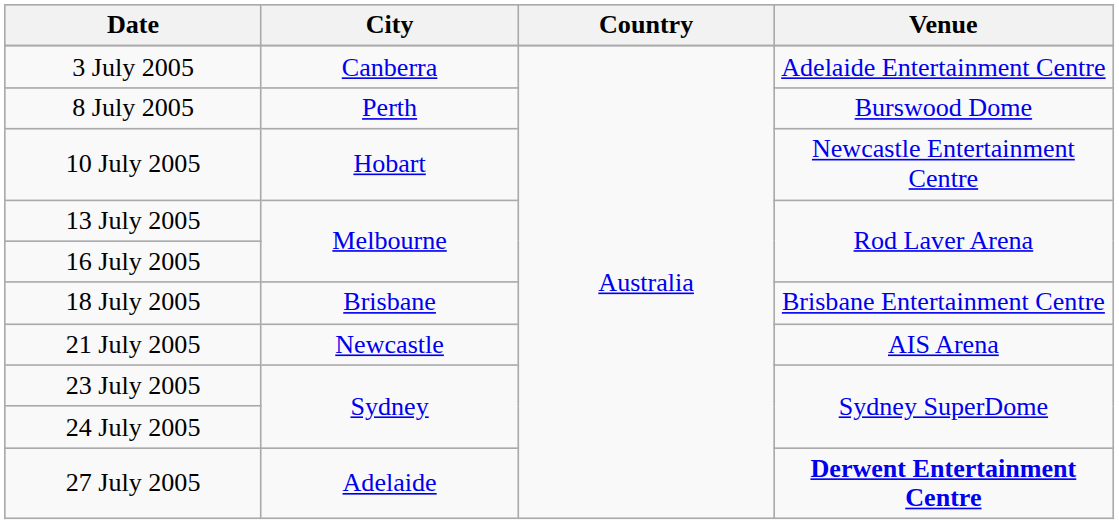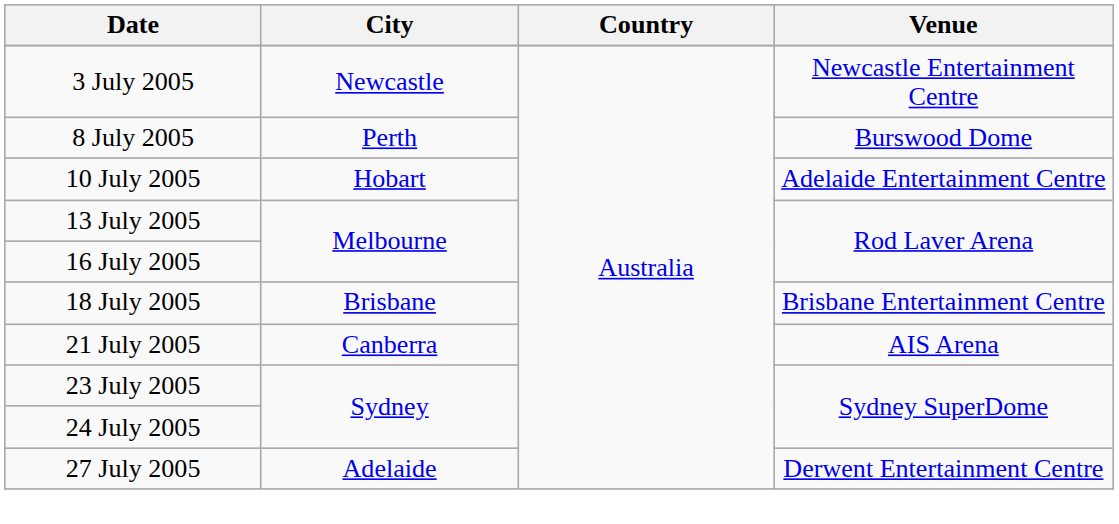(390, 66) Canberra -> (390, 81) Newcastle
(943, 66) Adelaide Entertainment Centre -> (943, 81) Newcastle Entertainment Centre
(943, 163) Newcastle Entertainment Centre -> (943, 178) Adelaide Entertainment Centre
(390, 344) Newcastle -> (390, 344) Canberra
(943, 482) bold -> (943, 468) normal
